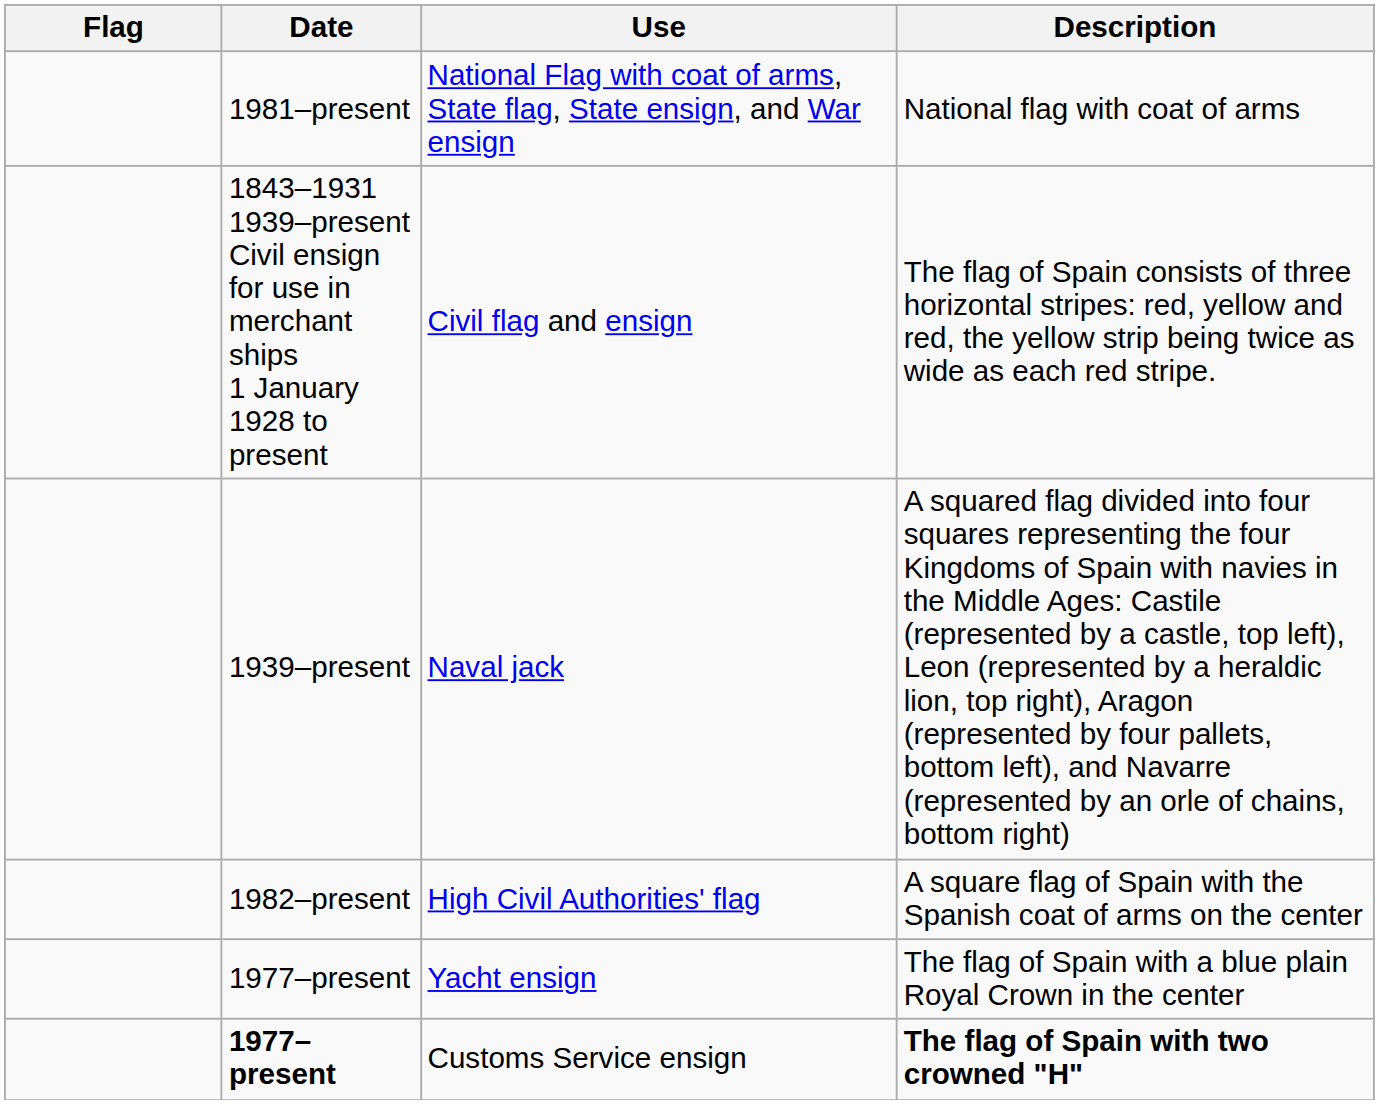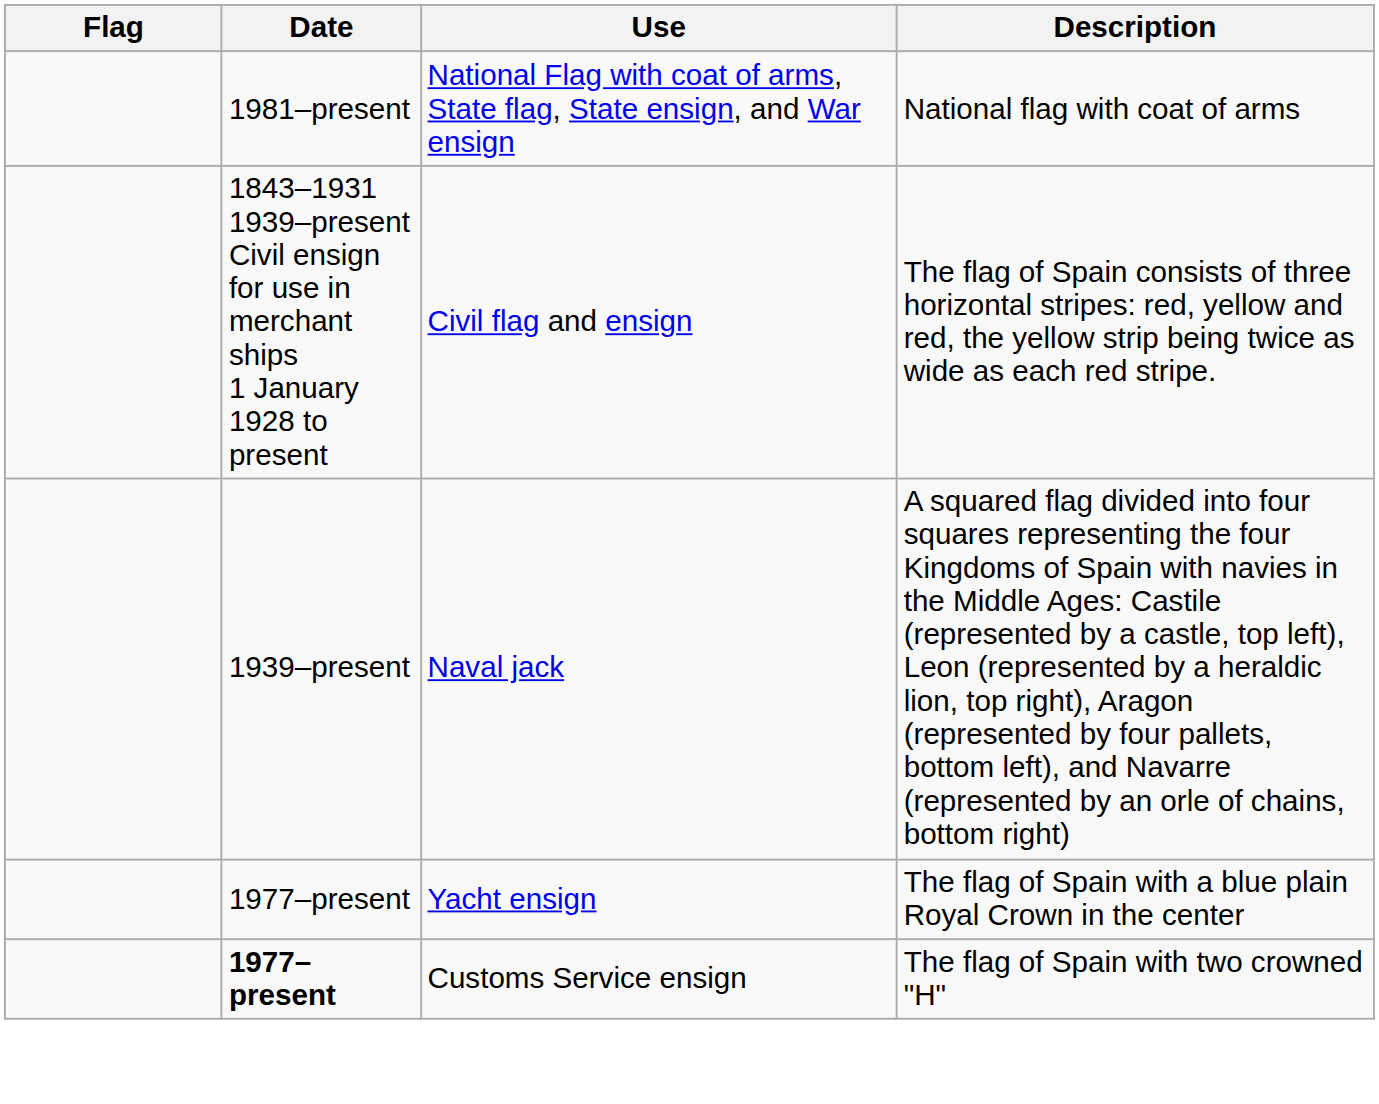- row: (594, 898)
(1086, 1058) bold -> (1133, 978) normal
